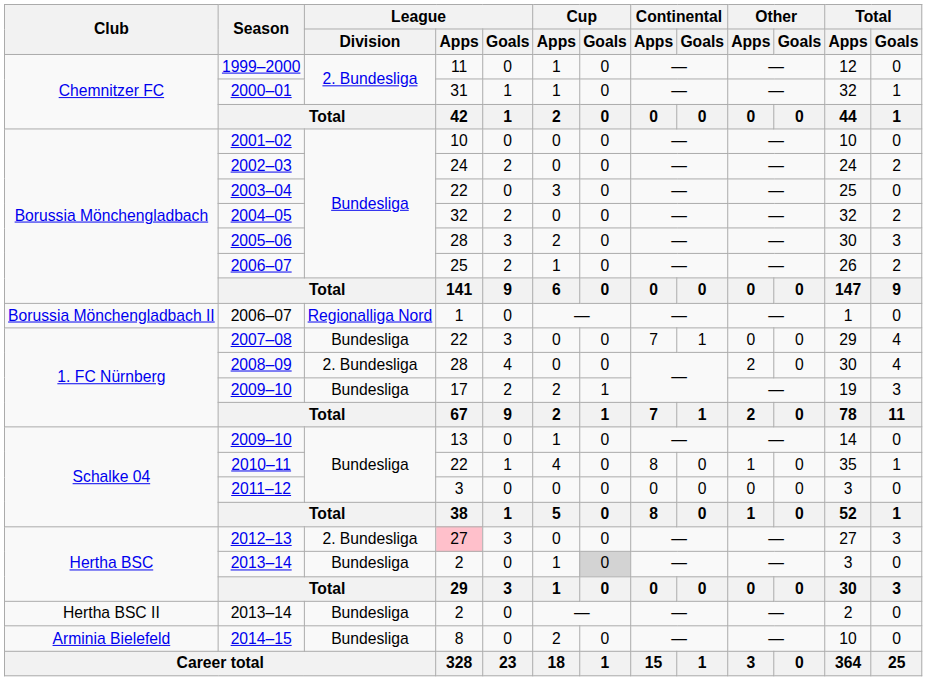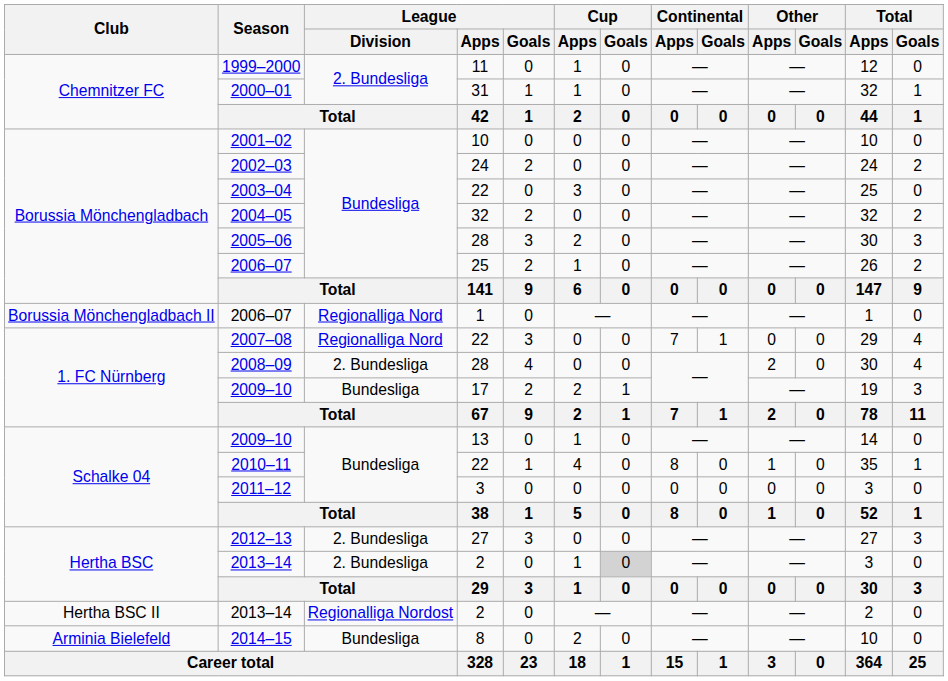(370, 340) Bundesliga -> (380, 340) Regionalliga Nord
(459, 539) pink background -> (480, 539) no background
(370, 564) Bundesliga -> (380, 564) 2. Bundesliga
(370, 613) Bundesliga -> (380, 613) Regionalliga Nordost
